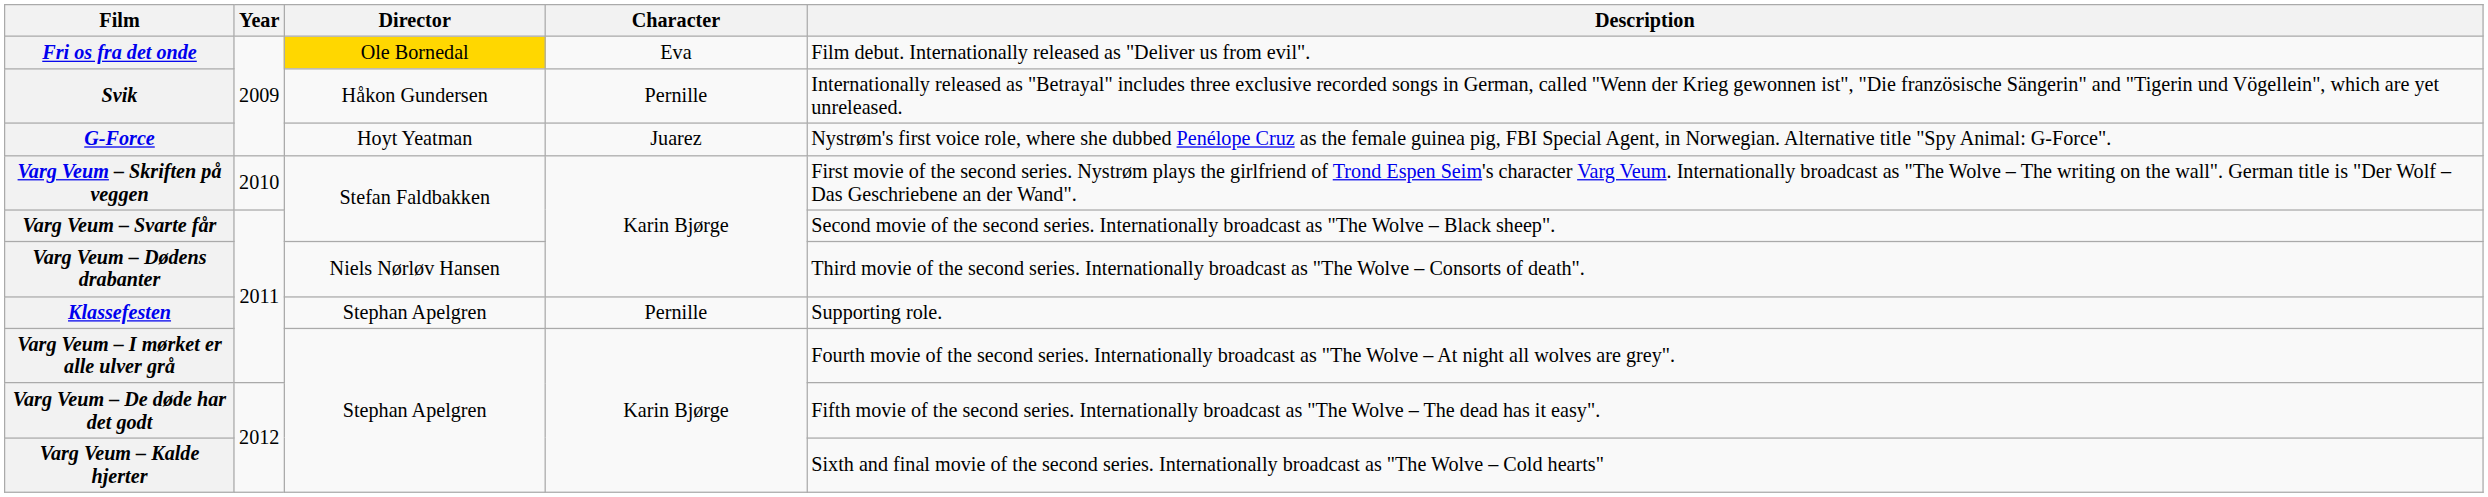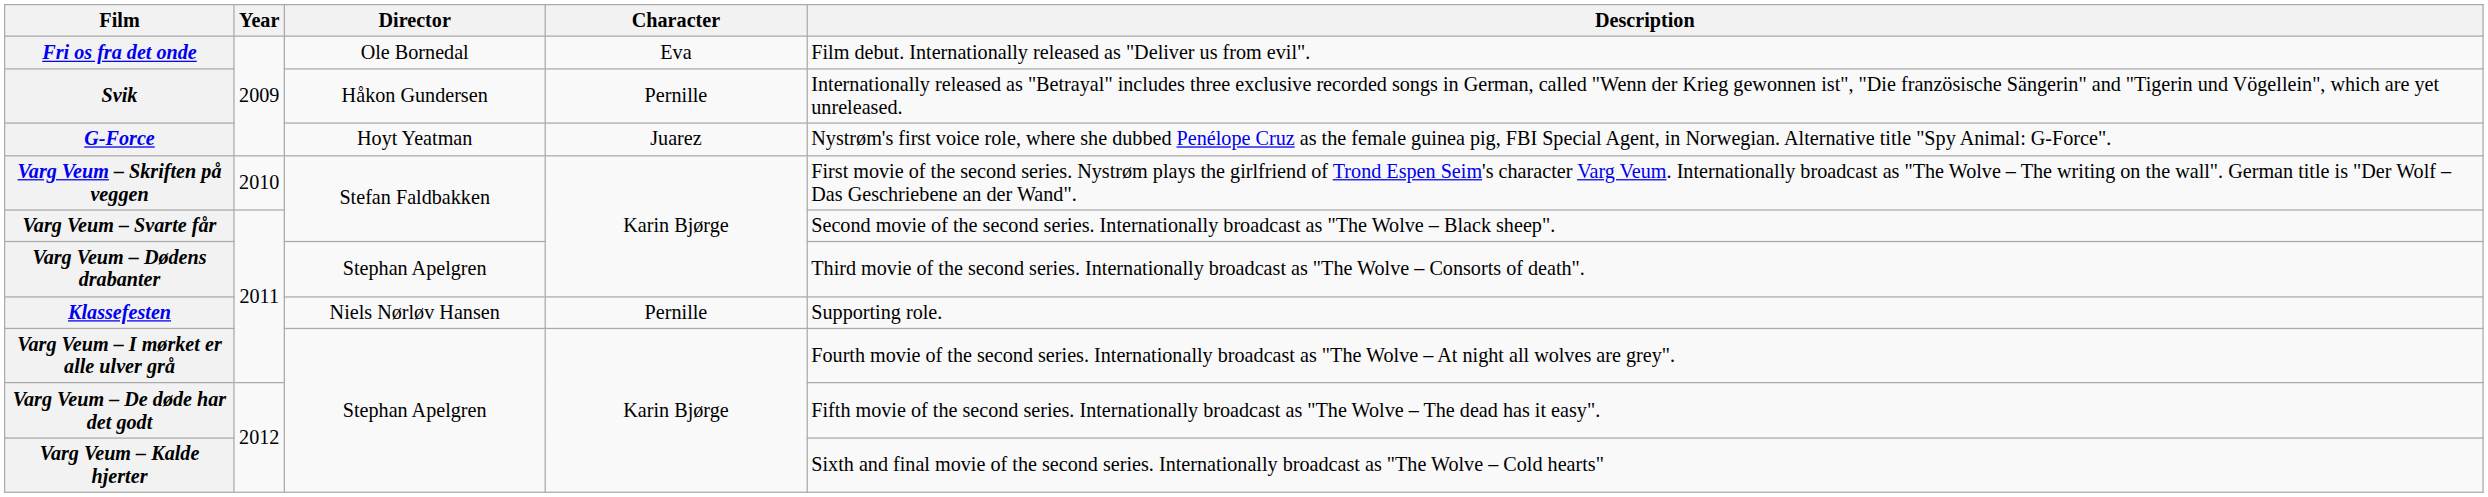(415, 52) gold background -> (415, 52) no background
(415, 269) Niels Nørløv Hansen -> (415, 269) Stephan Apelgren
(415, 312) Stephan Apelgren -> (415, 312) Niels Nørløv Hansen
